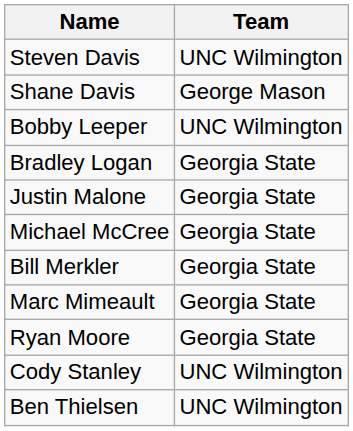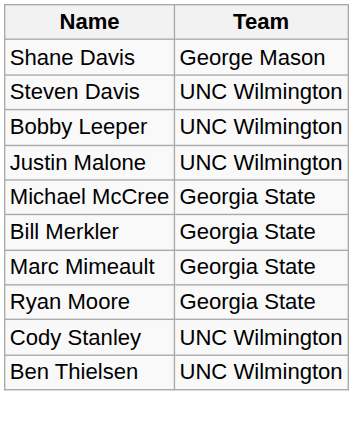rows swapped: (72, 92) <-> (75, 57)
- row: (81, 162)
(248, 197) Georgia State -> (261, 162) UNC Wilmington
